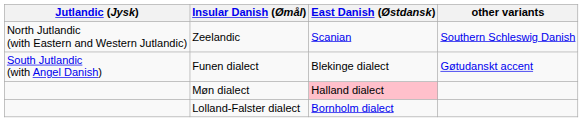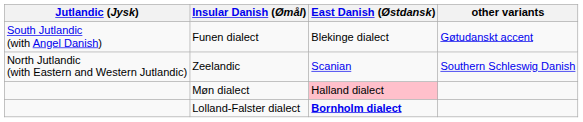rows swapped: (216, 36) <-> (225, 66)
(352, 108) normal -> (356, 108) bold
